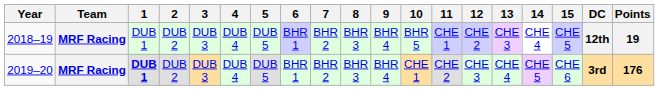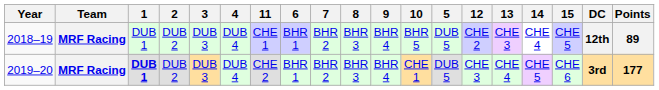columns swapped: (265, 13) <-> (447, 13)
(633, 38) 19 -> (633, 38) 89
(633, 69) 176 -> (633, 69) 177
